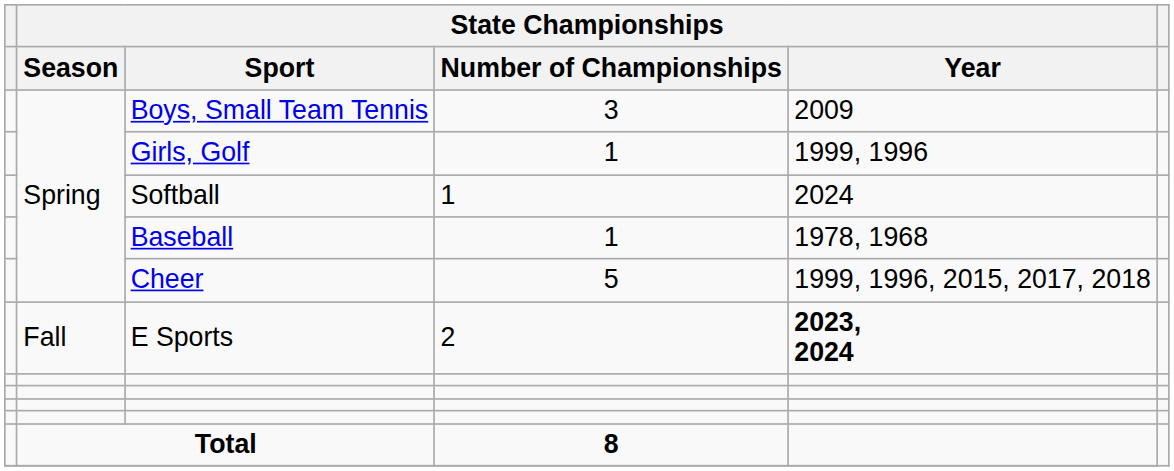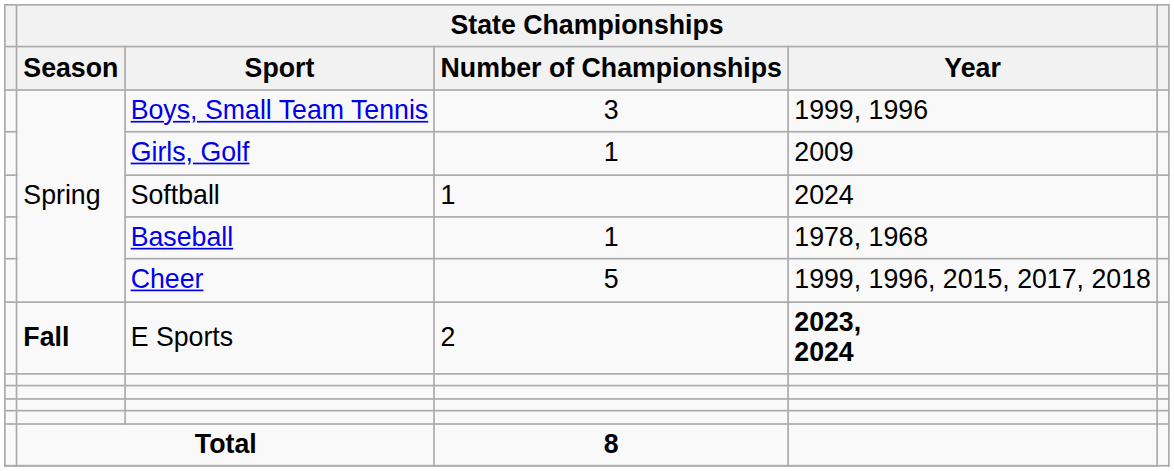(824, 110) 2009 -> (861, 110) 1999, 1996
(861, 152) 1999, 1996 -> (824, 152) 2009
(45, 337) normal -> (46, 337) bold
